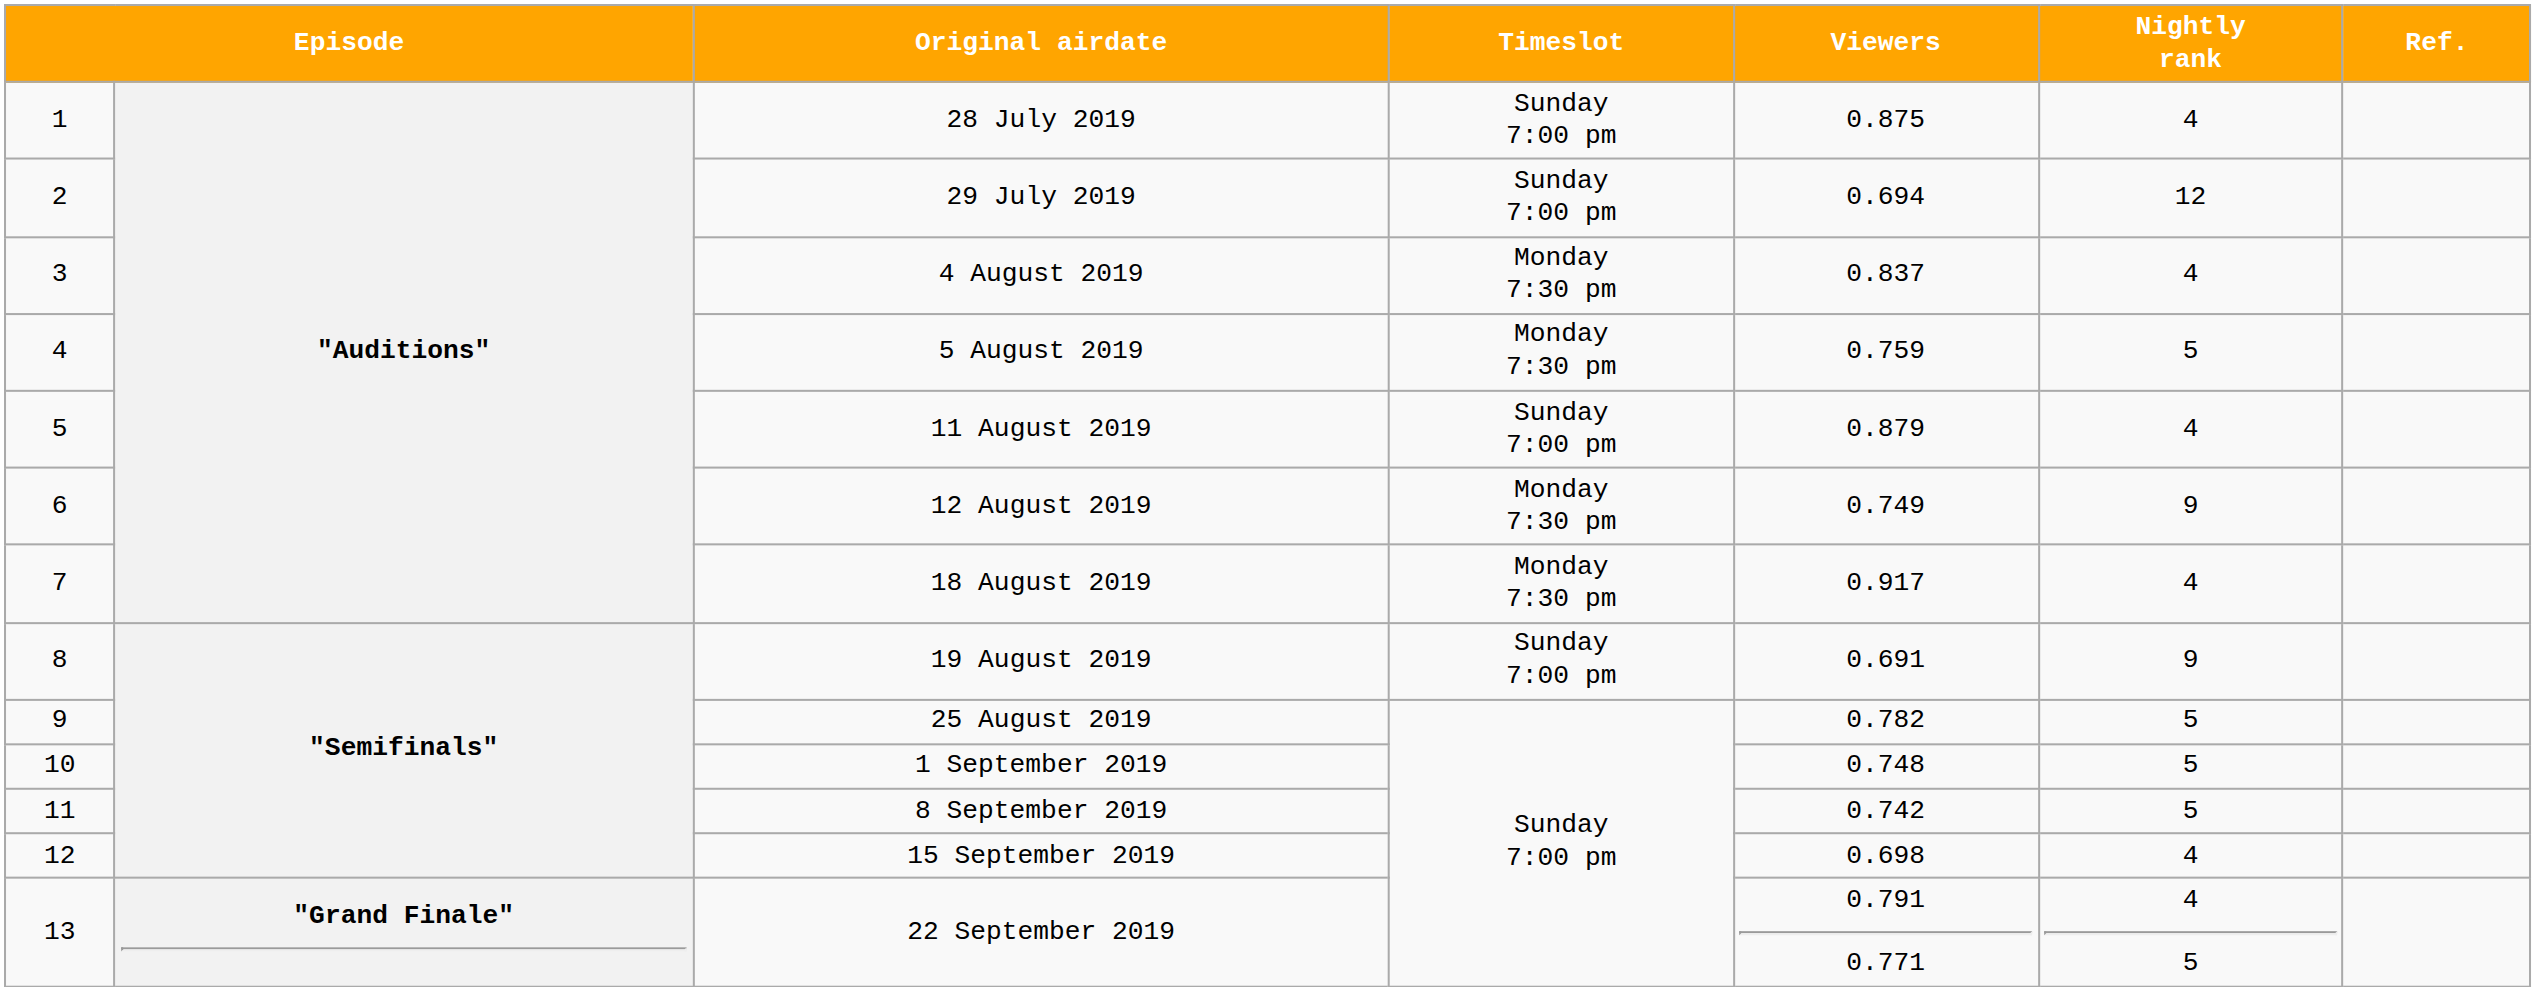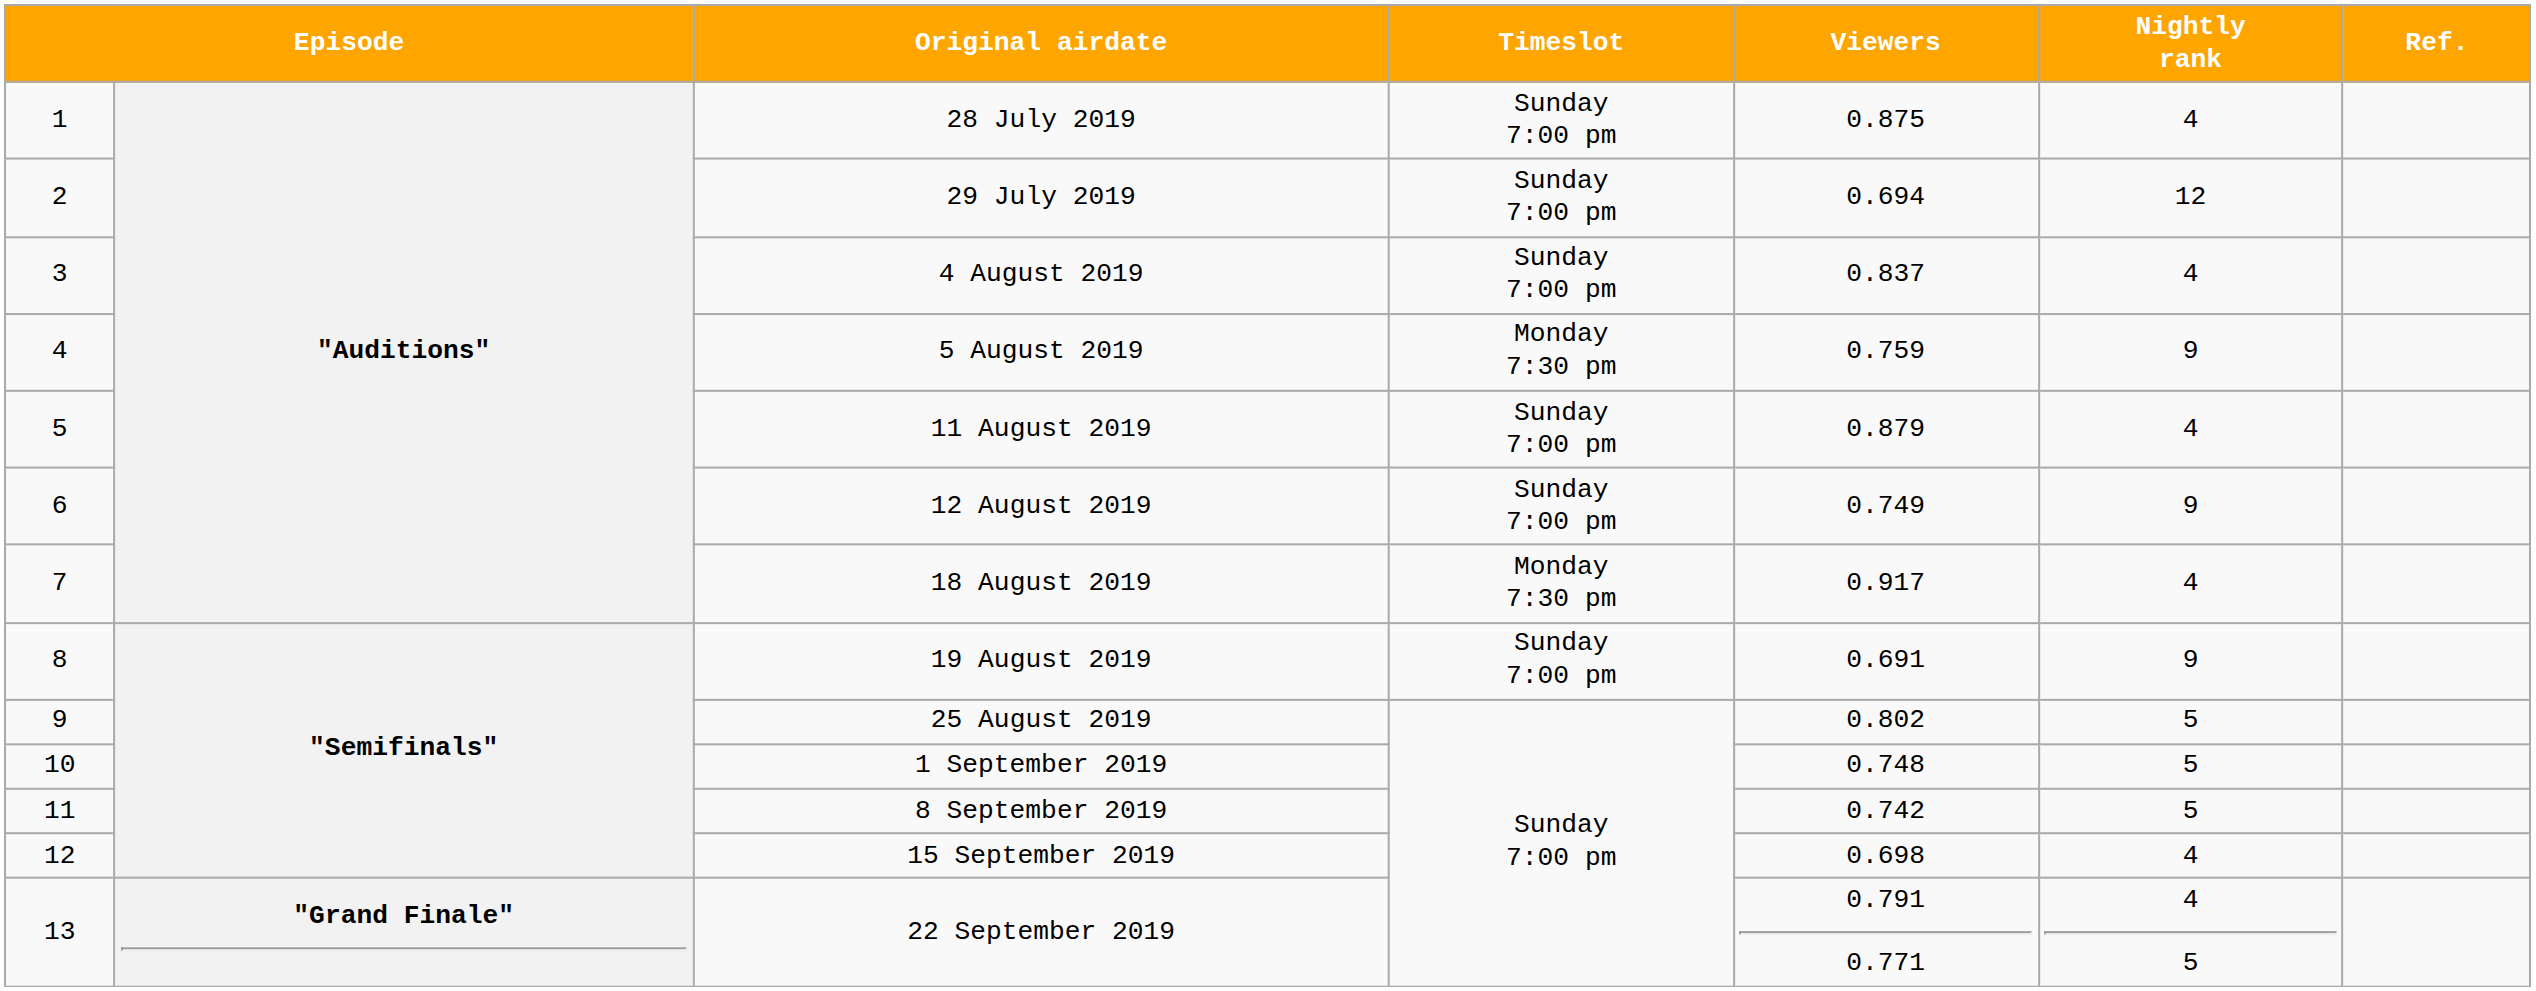(1561, 274) Monday 7:30 pm -> (1561, 274) Sunday 7:00 pm
(2191, 351) 5 -> (2191, 351) 9
(1561, 505) Monday 7:30 pm -> (1561, 505) Sunday 7:00 pm
(1886, 721) 0.782 -> (1886, 721) 0.802
